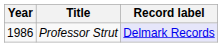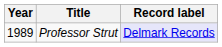(20, 32) 1986 -> (20, 32) 1989
